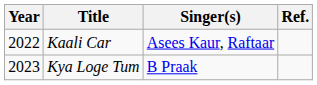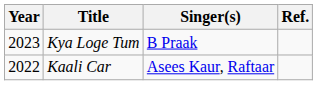rows swapped: (79, 42) <-> (93, 67)
